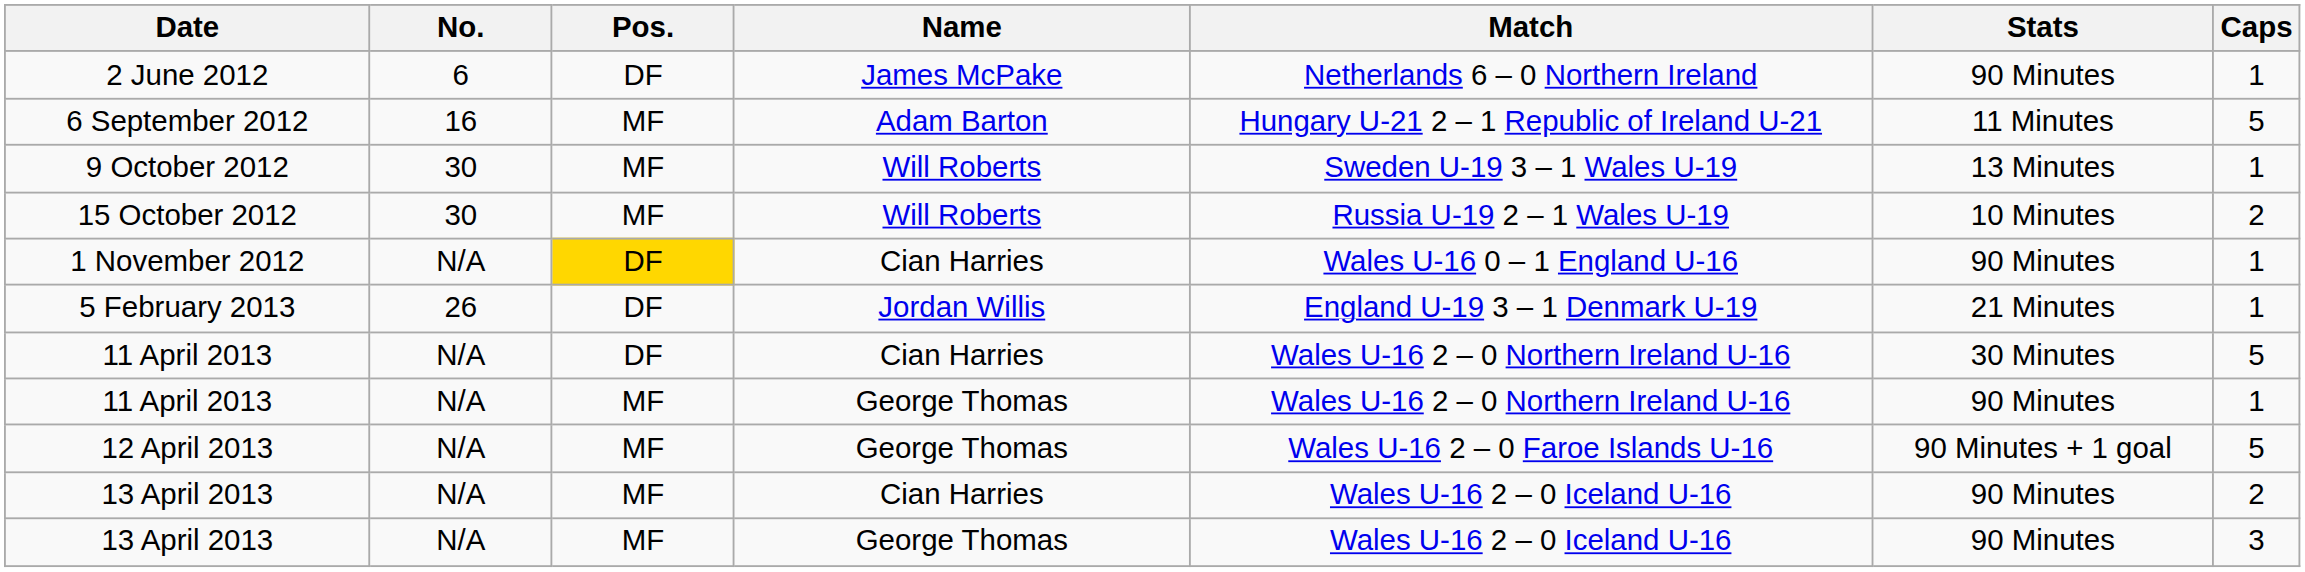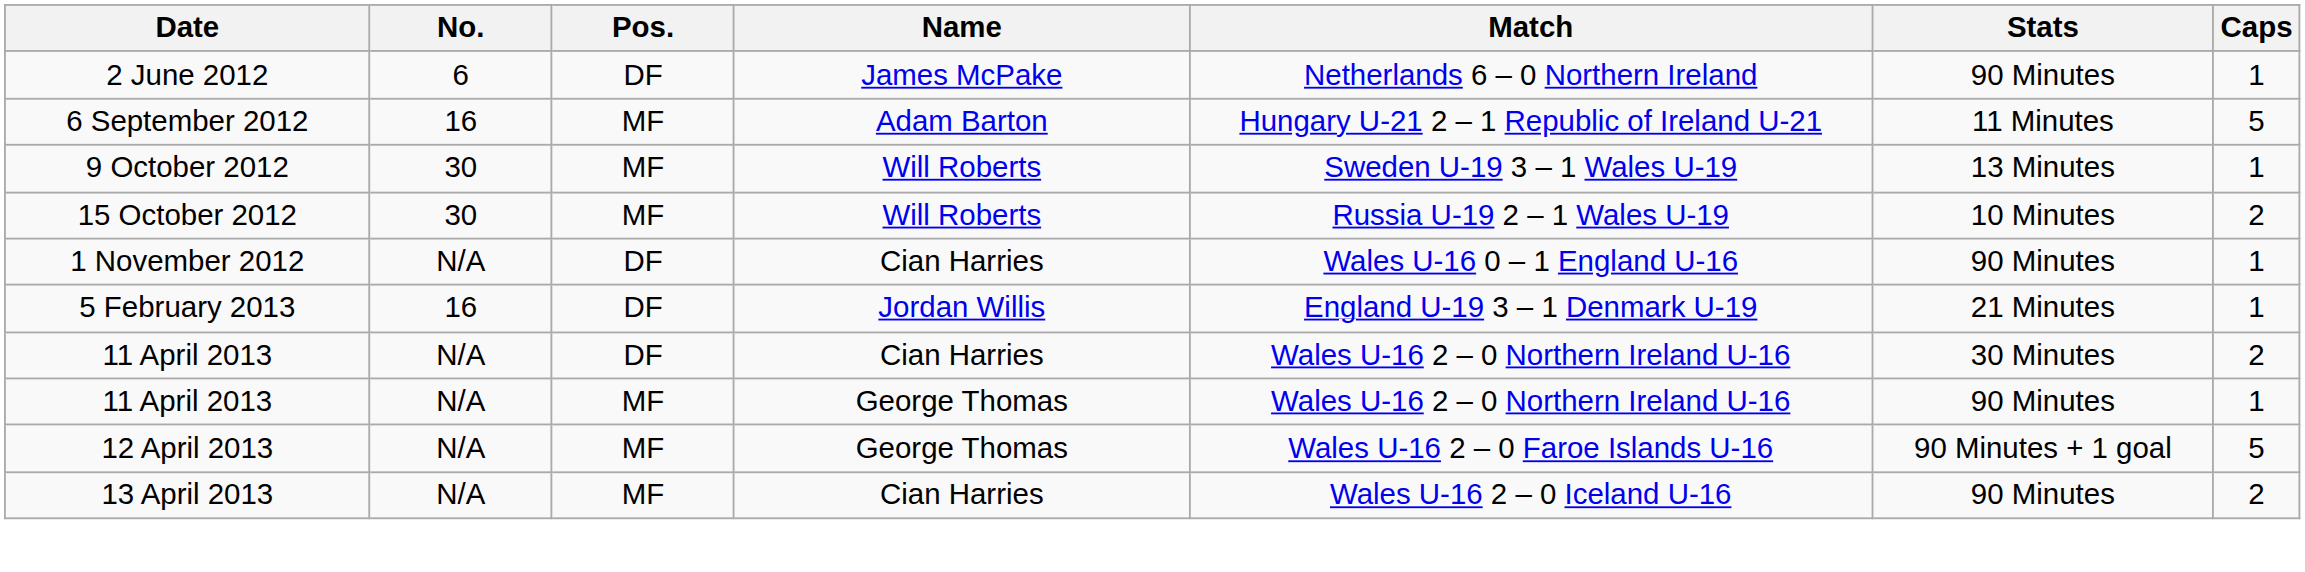(643, 261) gold background -> (643, 261) no background
(461, 307) 26 -> (461, 307) 16
(2257, 354) 5 -> (2257, 354) 2
- row: (187, 541)
